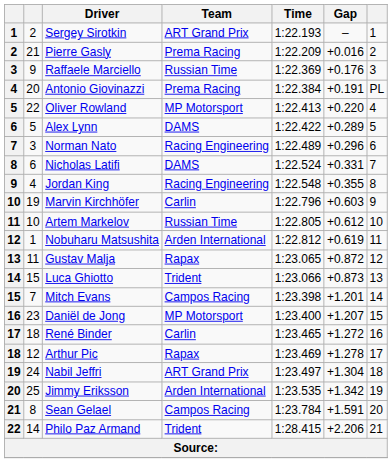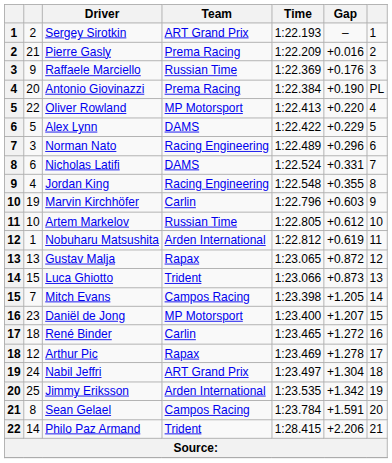(345, 89) +0.191 -> (345, 89) +0.190
(345, 127) +0.289 -> (345, 127) +0.229
(33, 259) 11 -> (33, 259) 13
(345, 296) +1.201 -> (345, 296) +1.205
